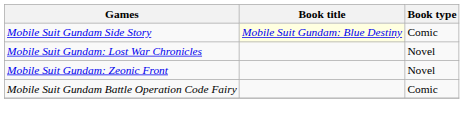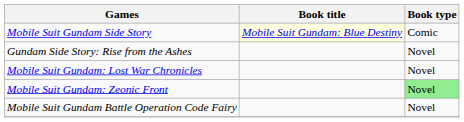+ row: (99, 51)
(421, 70) no background -> (421, 89) lightgreen background
(423, 89) Comic -> (421, 108) Novel
